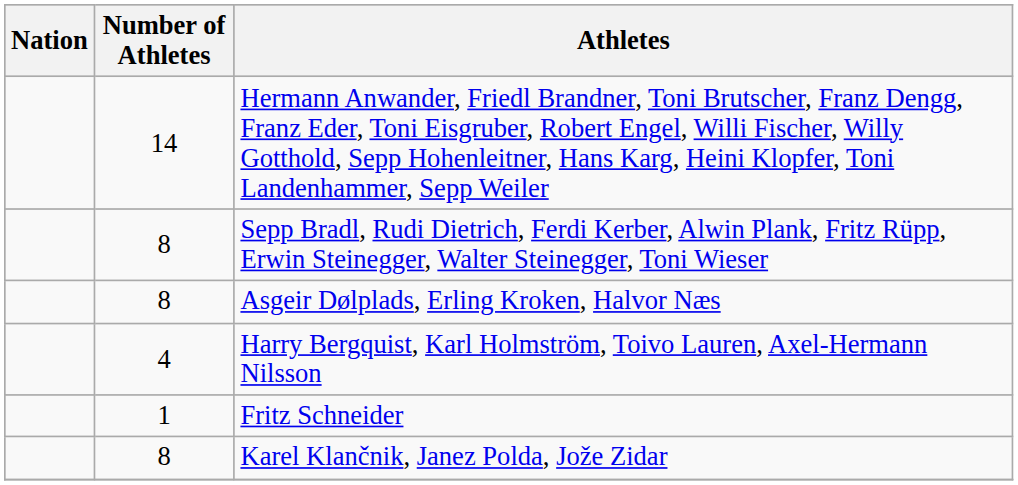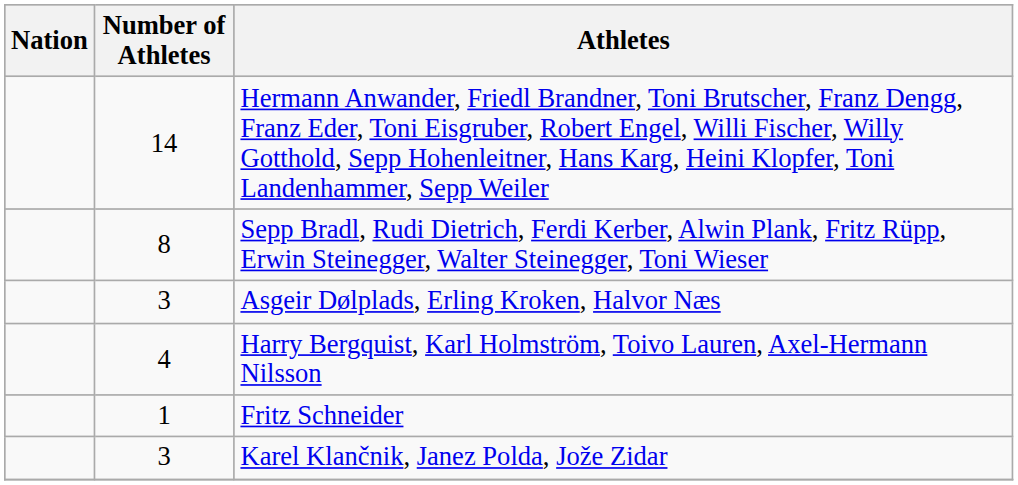(164, 301) 8 -> (164, 301) 3
(164, 457) 8 -> (164, 457) 3
